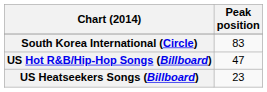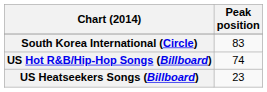(238, 60) 47 -> (238, 60) 74
